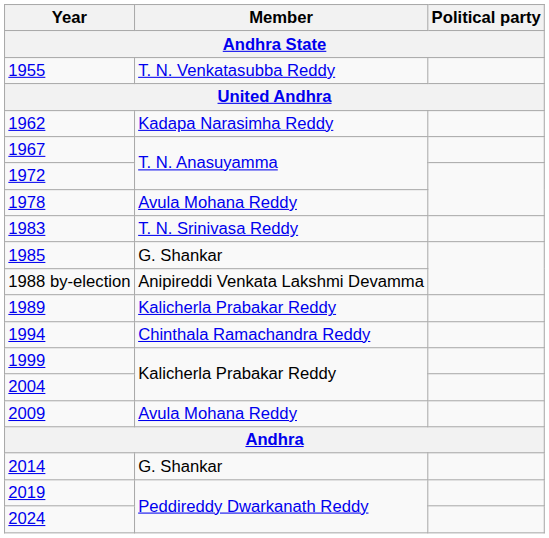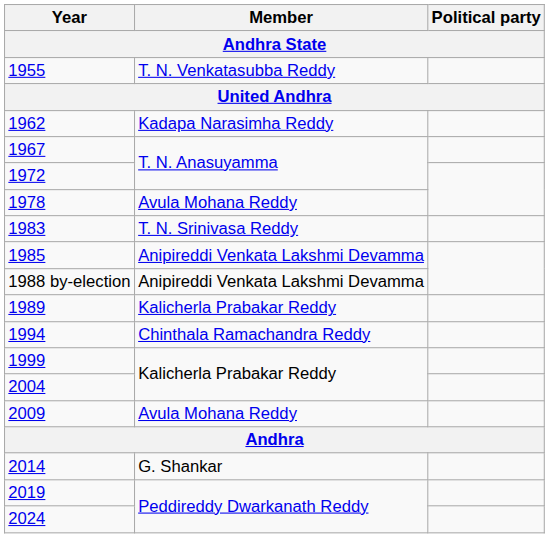(180, 255) G. Shankar -> (281, 255) Anipireddi Venkata Lakshmi Devamma
